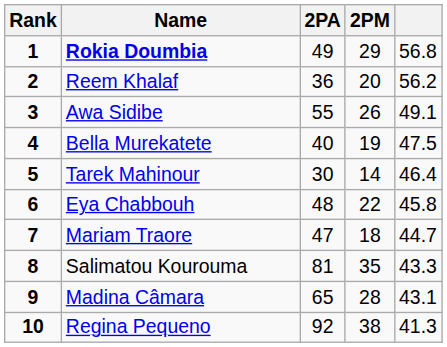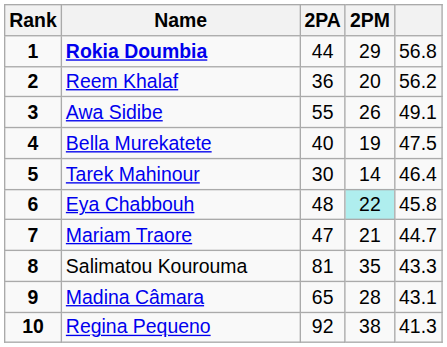(323, 51) 49 -> (323, 51) 44
(370, 205) no background -> (370, 205) paleturquoise background
(370, 235) 18 -> (370, 235) 21
